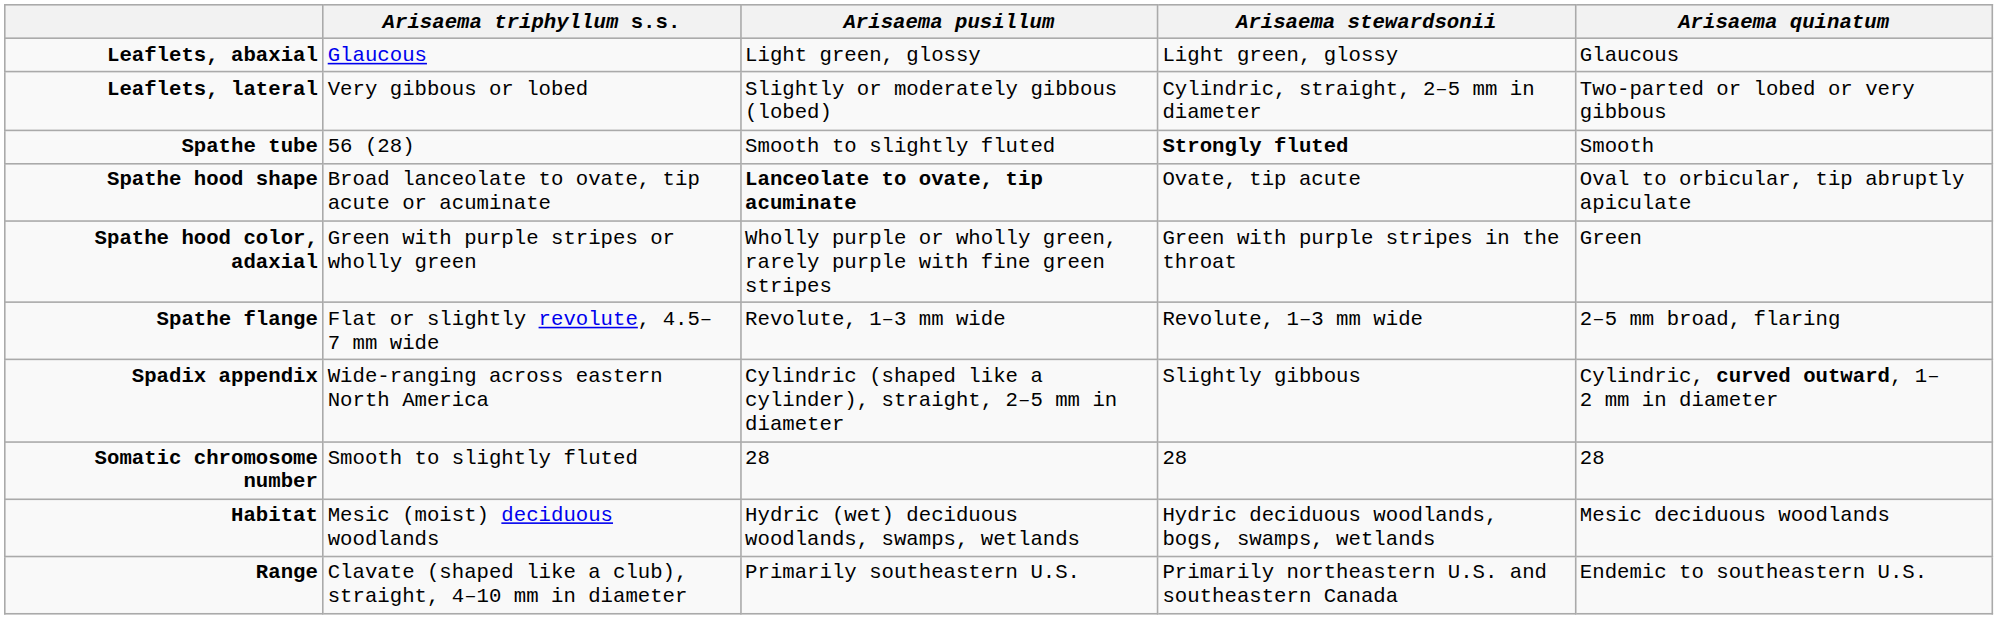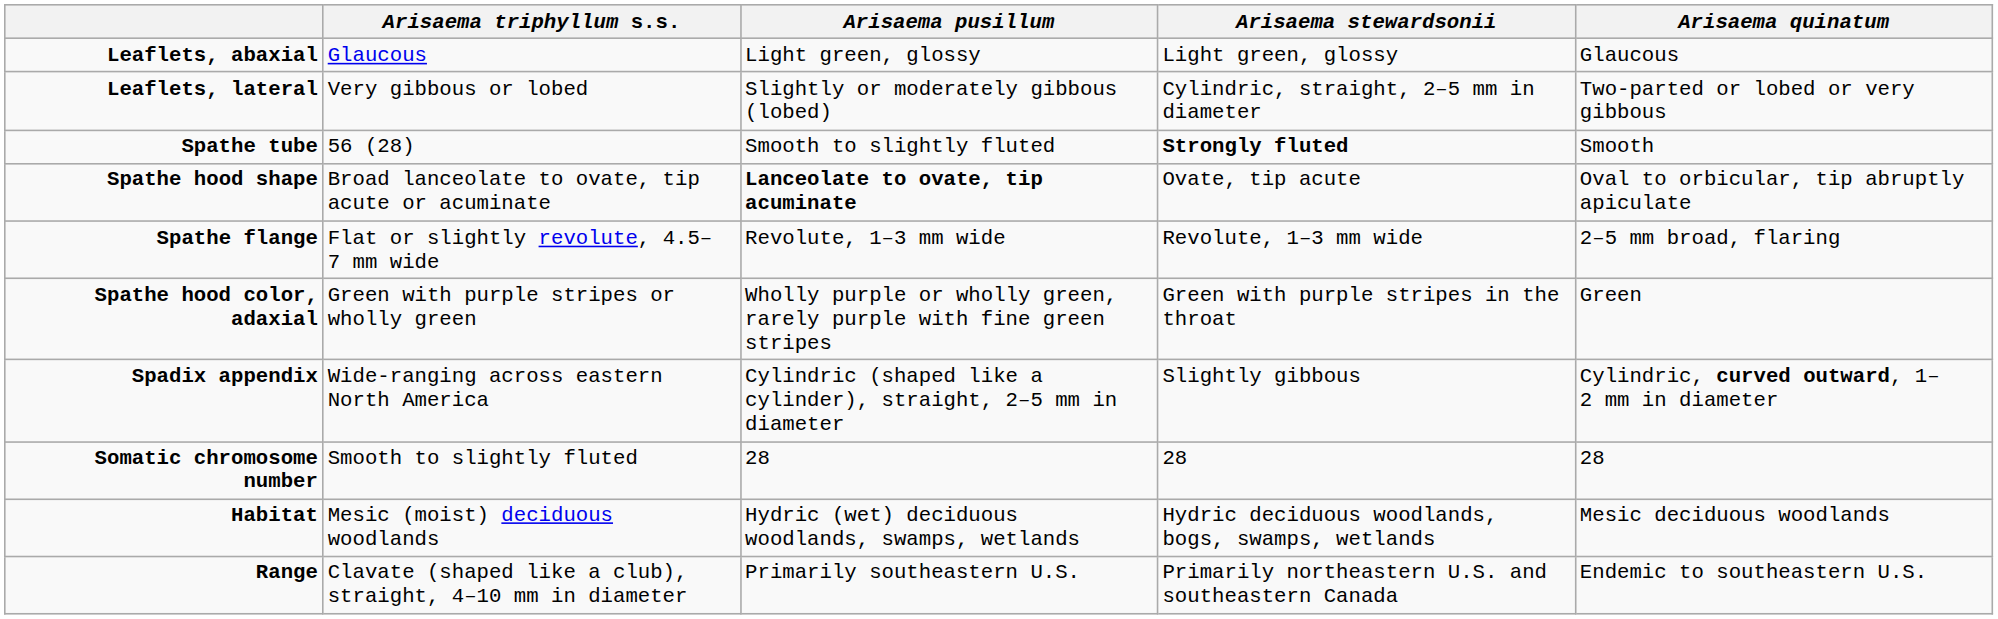rows swapped: (206, 250) <-> (237, 319)
